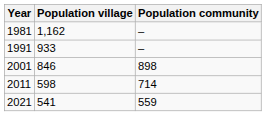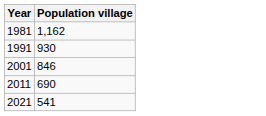- column: (198, 13)
(46, 48) 933 -> (46, 48) 930
(46, 84) 598 -> (46, 84) 690
